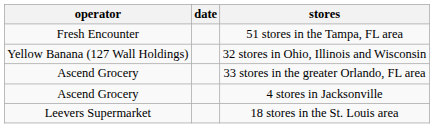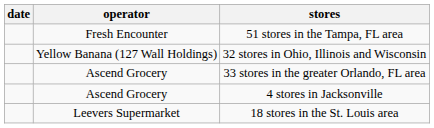columns swapped: (98, 14) <-> (206, 14)
